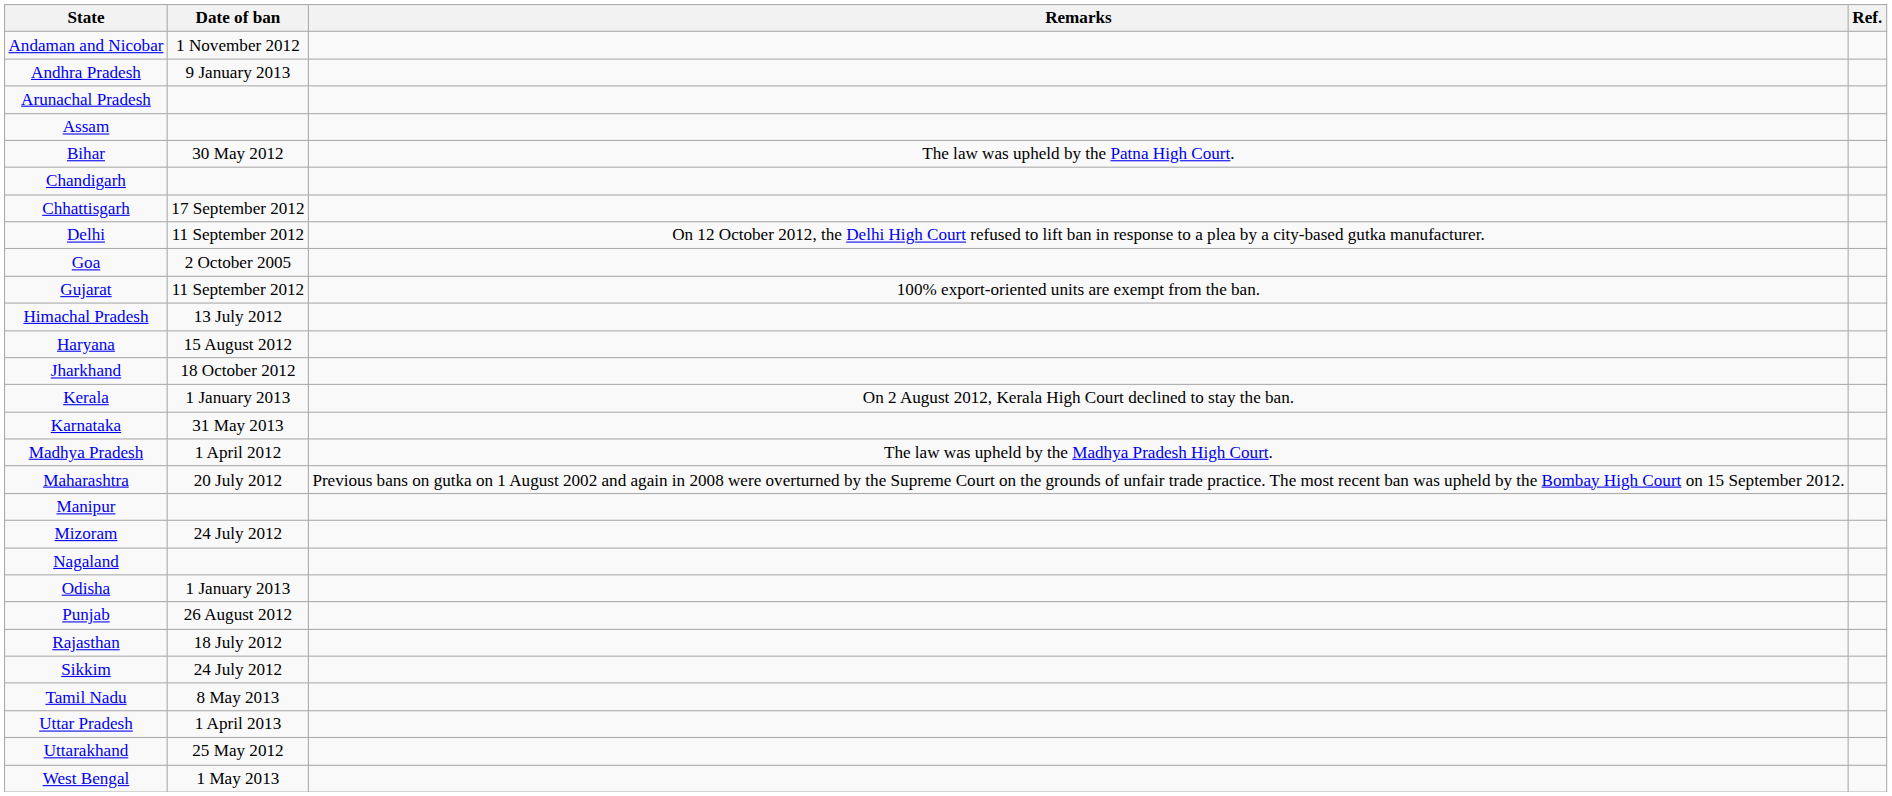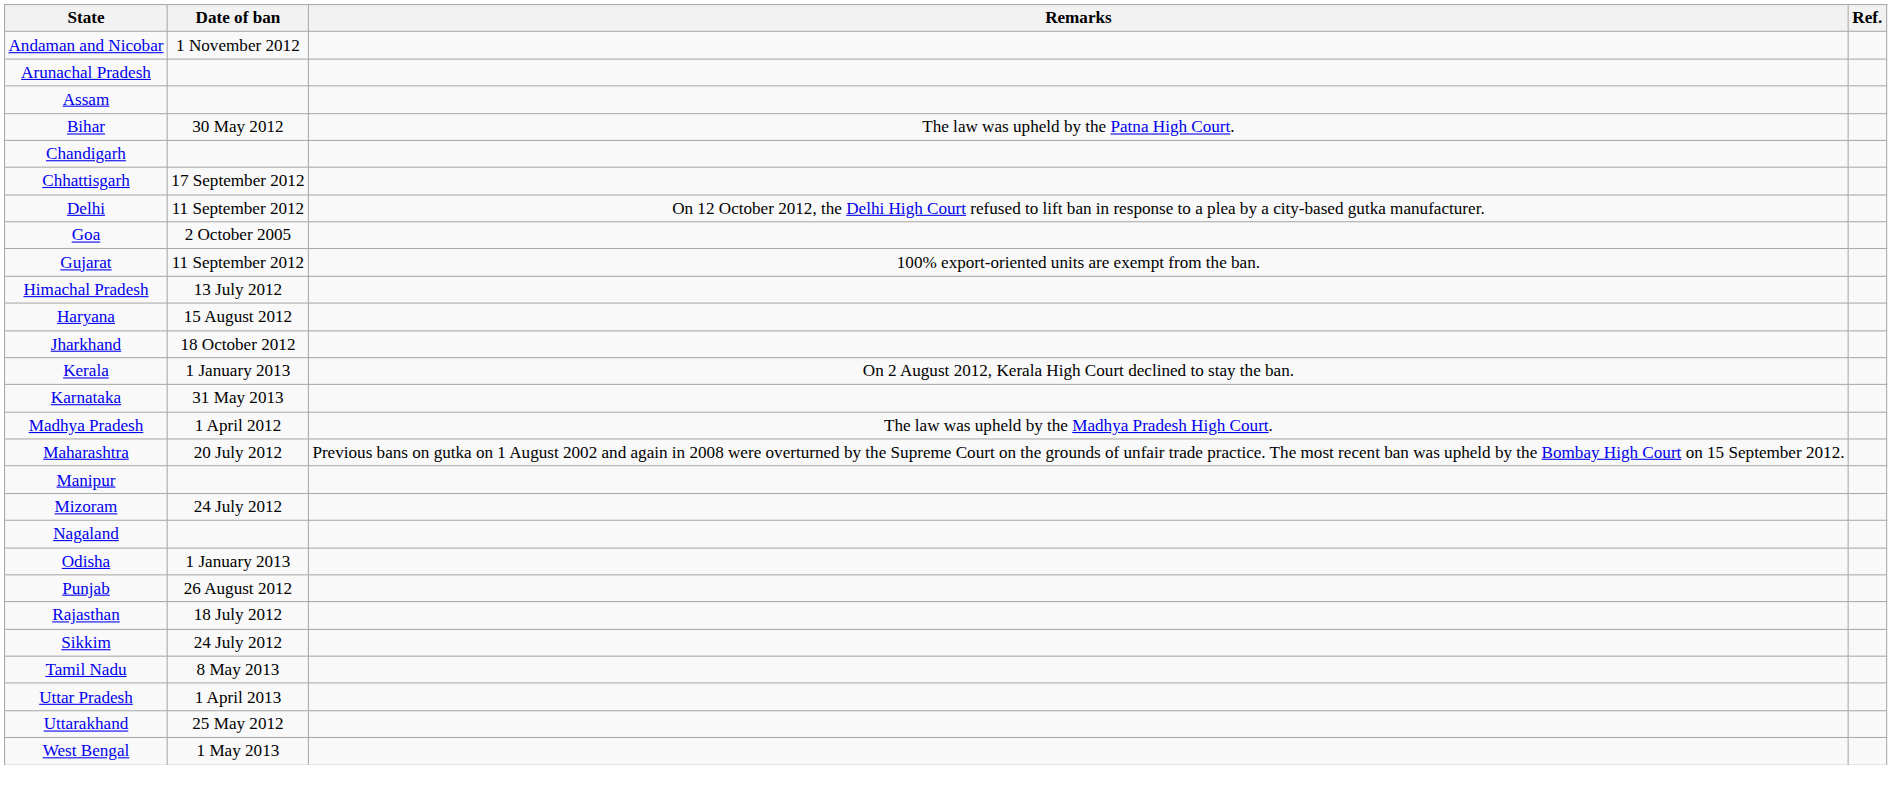- row: (86, 72)
